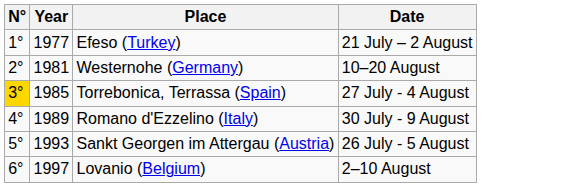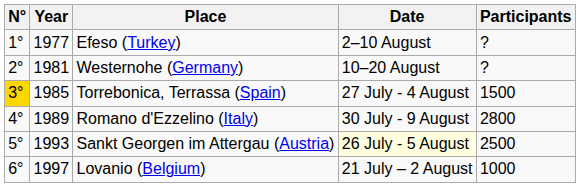+ column: (526, 17)
(407, 42) 21 July – 2 August -> (386, 42) 2–10 August
(405, 144) no background -> (405, 144) lightyellow background
(386, 169) 2–10 August -> (407, 169) 21 July – 2 August
